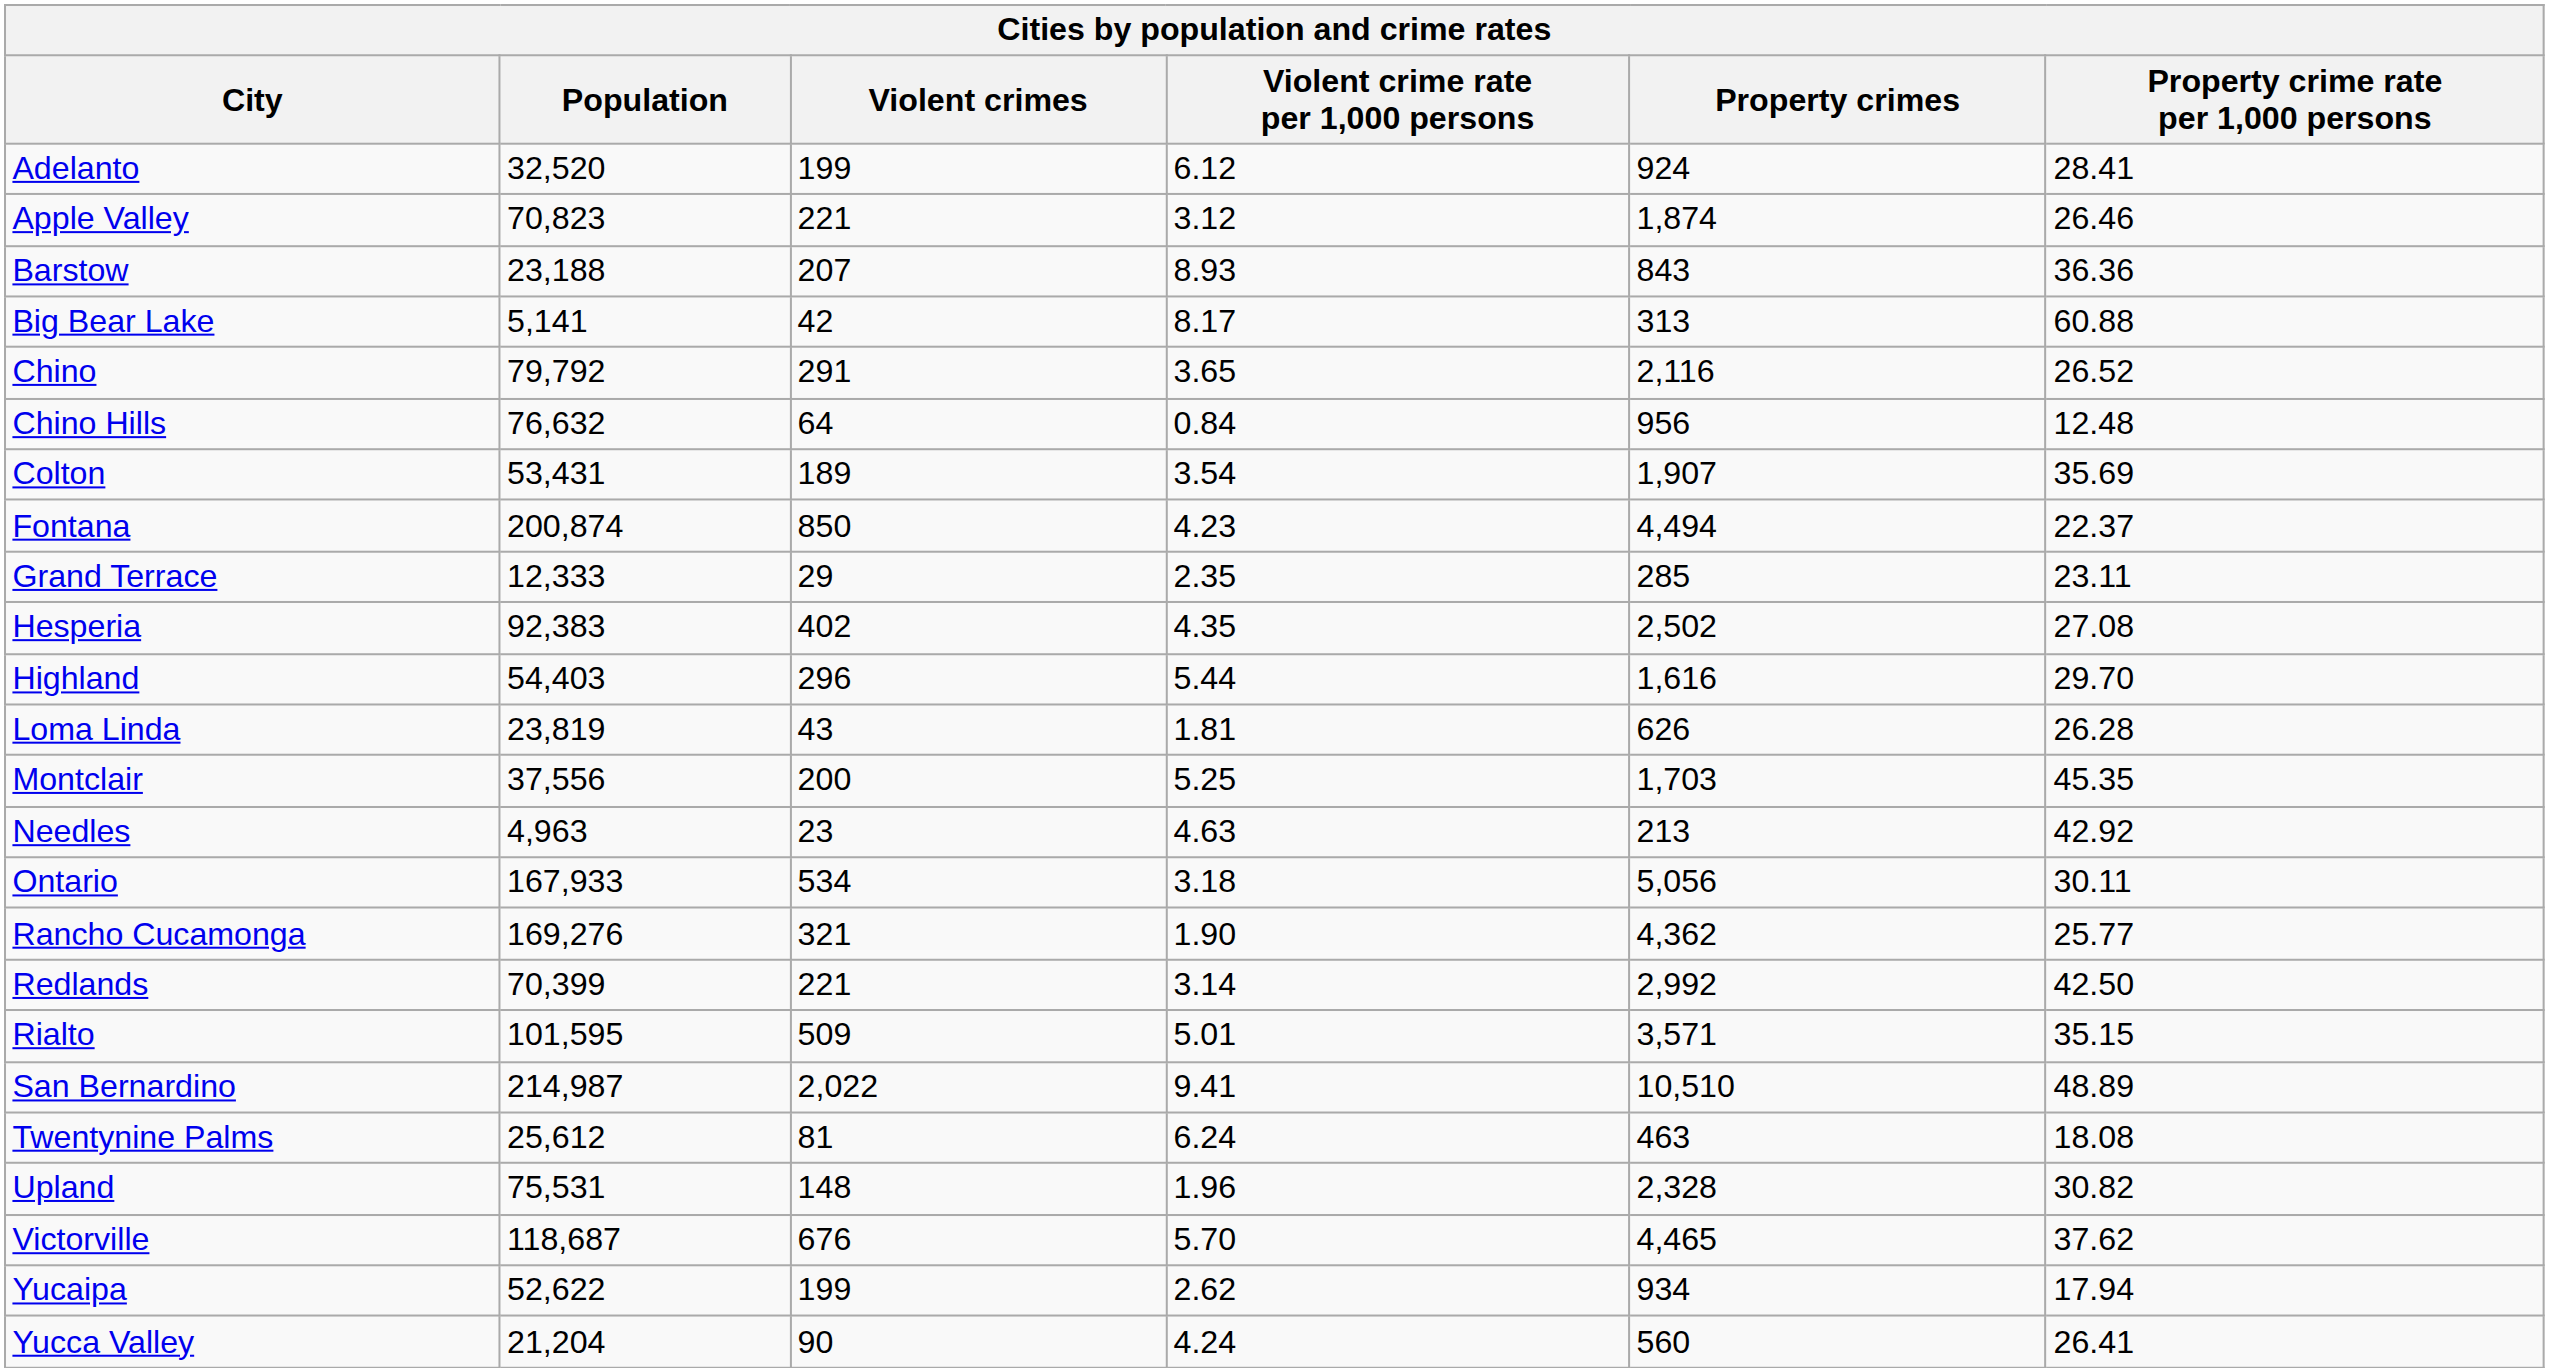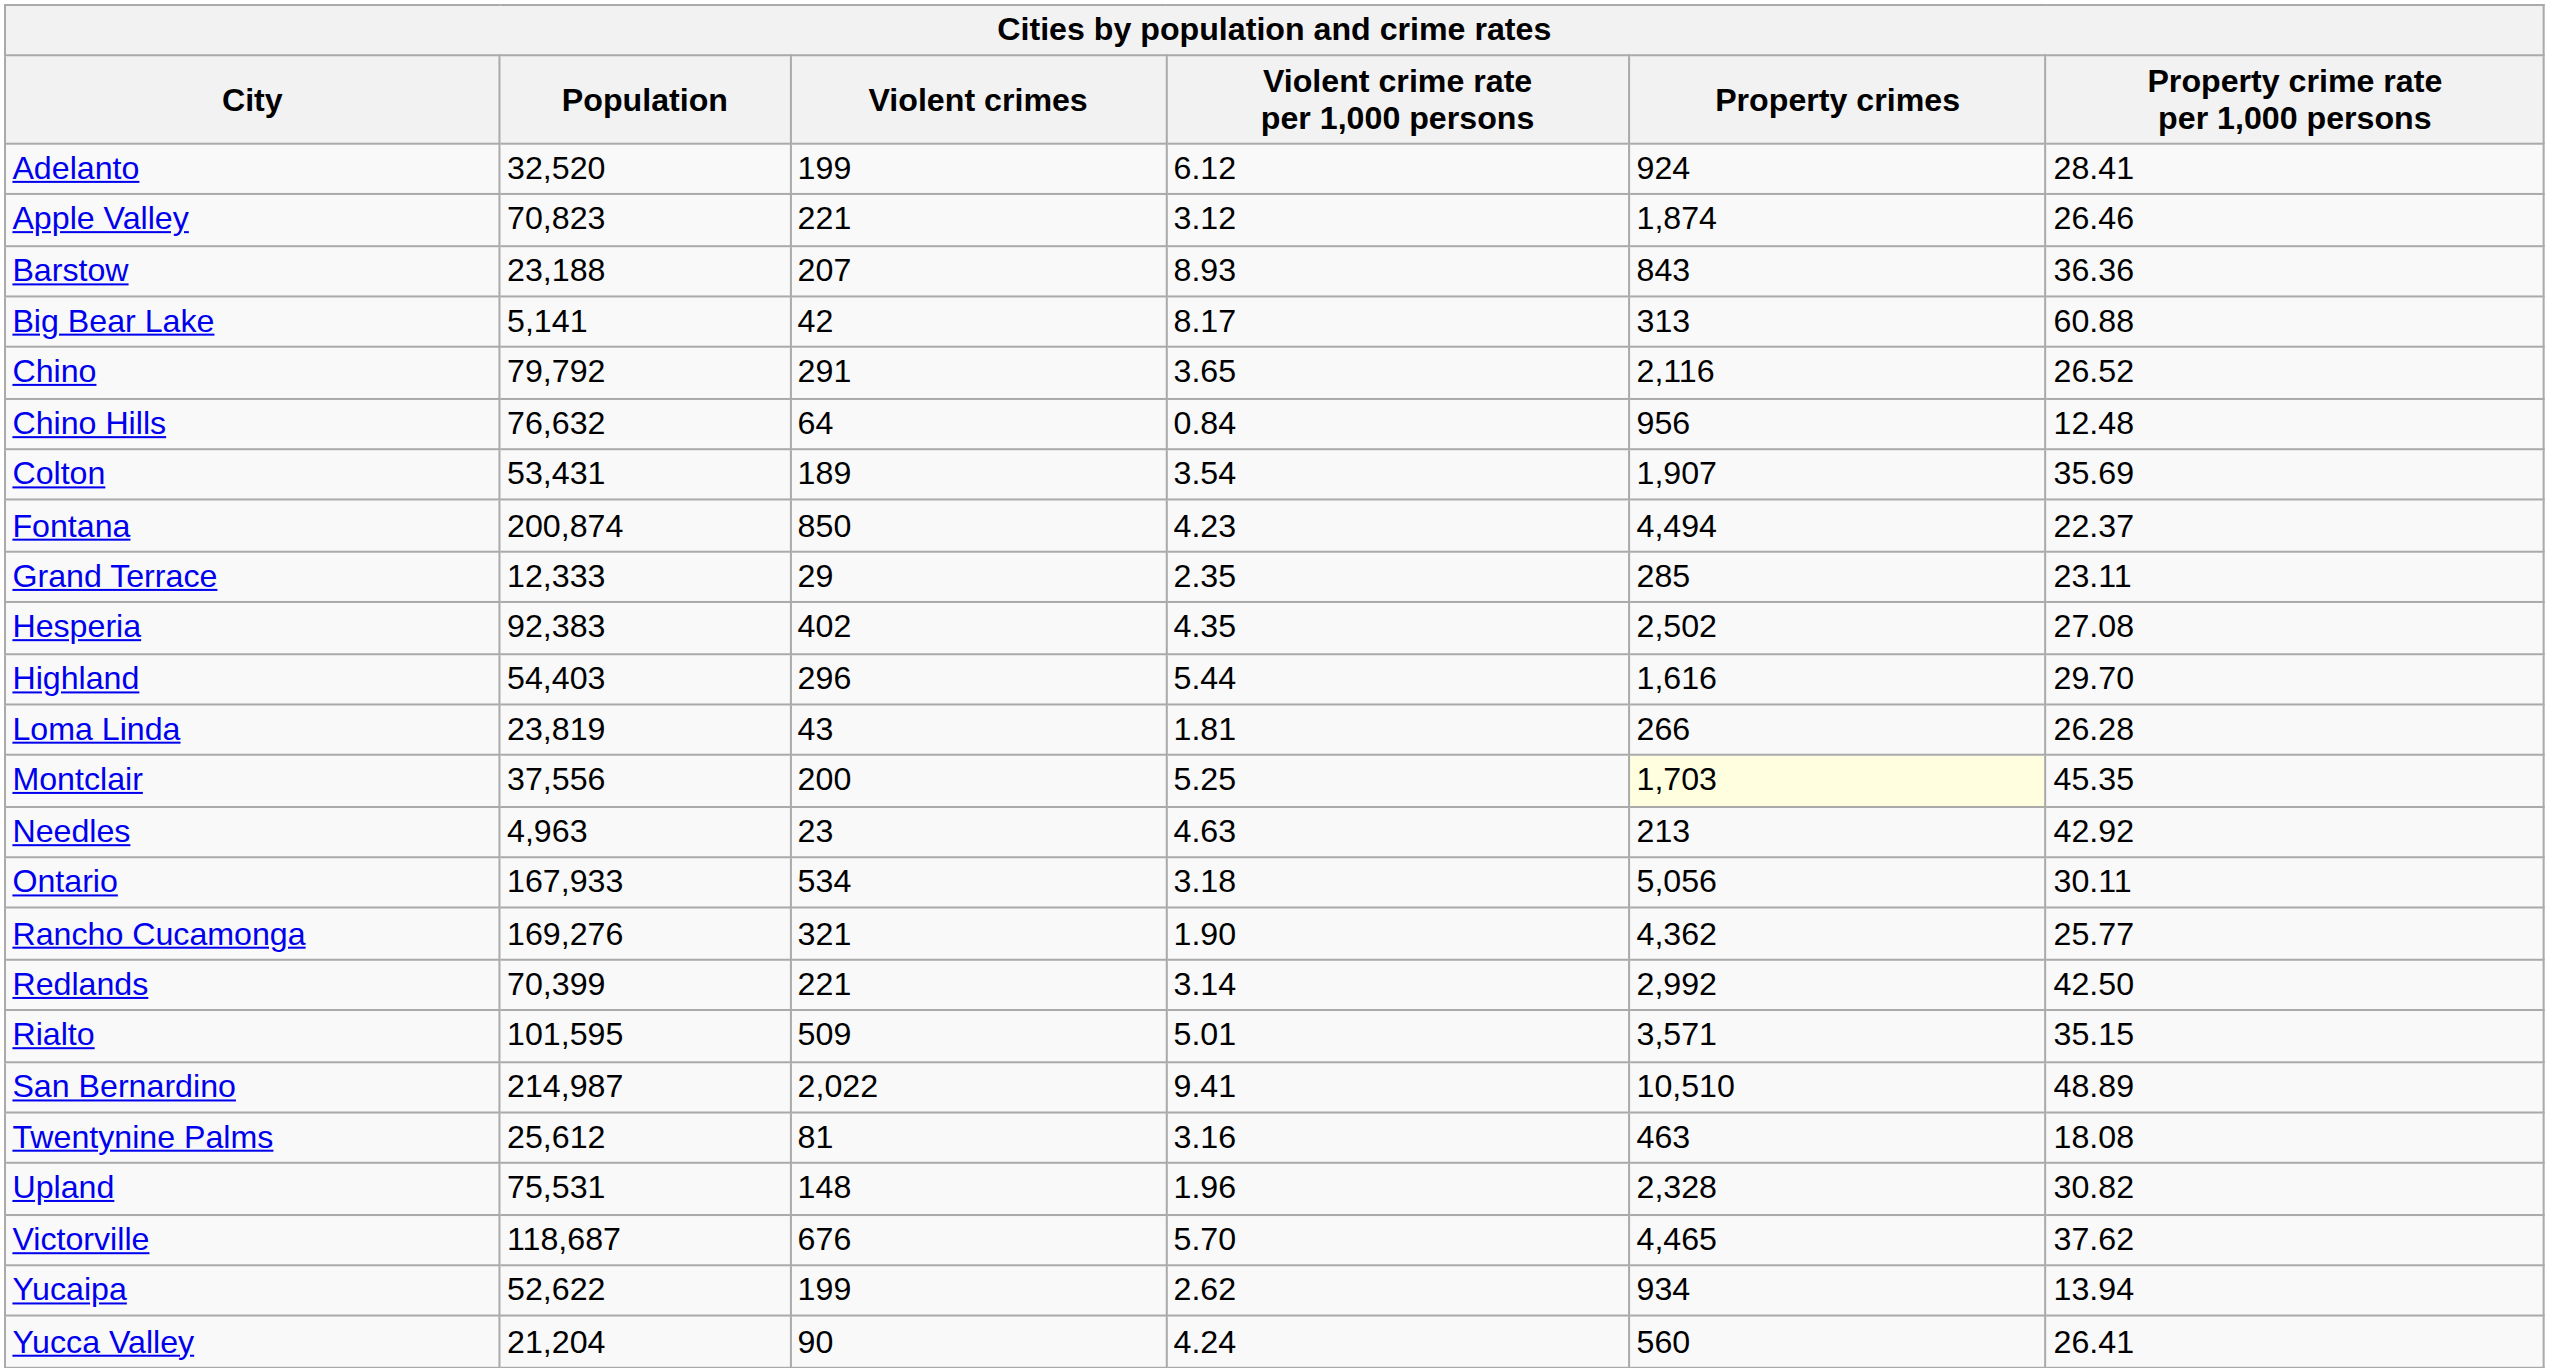(1663, 729) 626 -> (1663, 729) 266
(1677, 780) no background -> (1677, 780) lightyellow background
(1205, 1137) 6.24 -> (1205, 1137) 3.16
(2094, 1290) 17.94 -> (2094, 1290) 13.94
